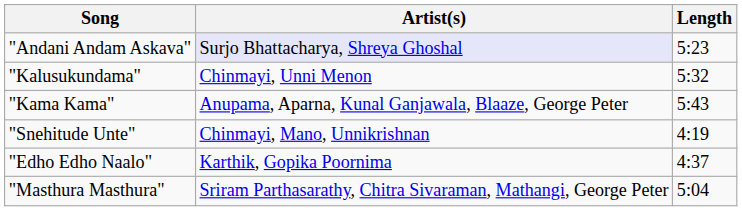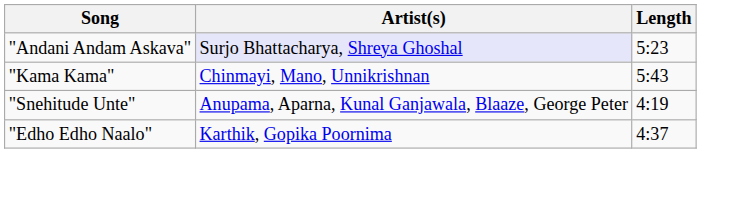- row: (75, 76)
(414, 104) Anupama, Aparna, Kunal Ganjawala, Blaaze, George Peter -> (315, 76) Chinmayi, Mano, Unnikrishnan
(315, 133) Chinmayi, Mano, Unnikrishnan -> (414, 104) Anupama, Aparna, Kunal Ganjawala, Blaaze, George Peter
- row: (87, 190)
